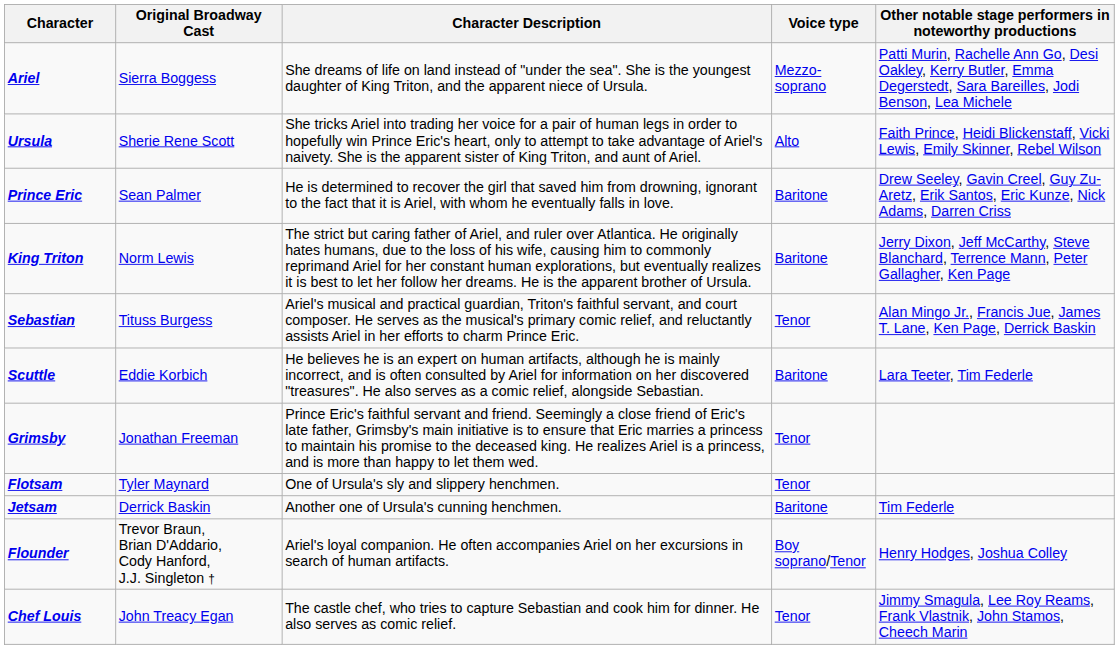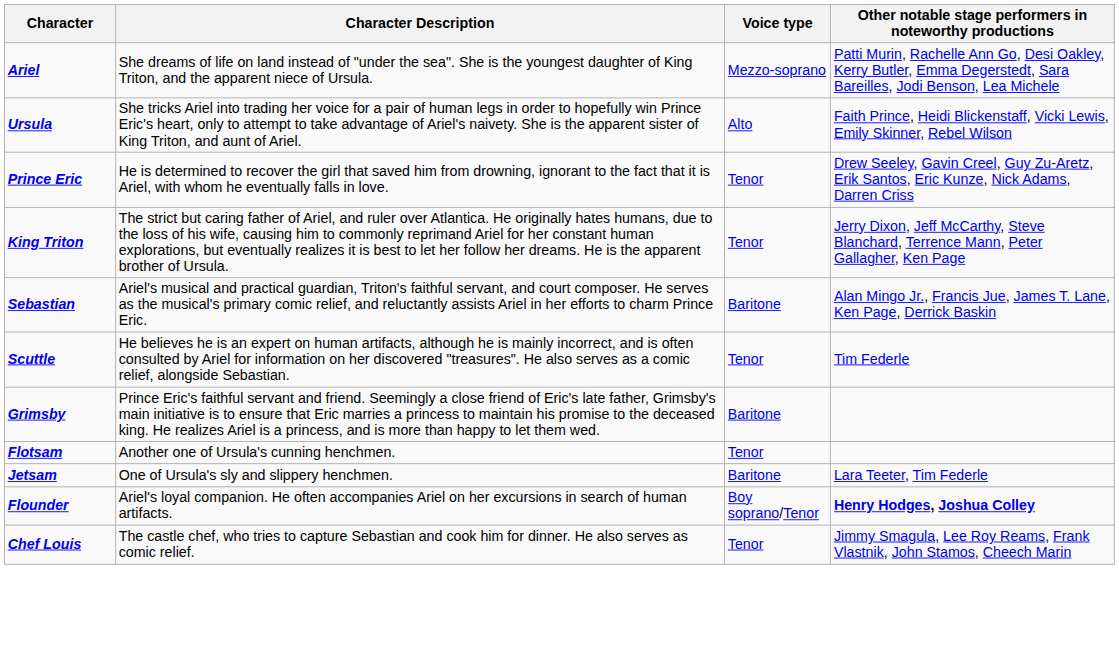- column: (199, 23)
(801, 195) Baritone -> (746, 179) Tenor
(801, 258) Baritone -> (746, 242) Tenor
(793, 320) Tenor -> (754, 304) Baritone
(801, 375) Baritone -> (746, 359) Tenor
(956, 375) Lara Teeter, Tim Federle -> (872, 359) Tim Federle
(793, 438) Tenor -> (754, 414) Baritone
(422, 484) One of Ursula's sly and slippery henchmen. -> (257, 452) Another one of Ursula's cunning henchmen.
(423, 507) Another one of Ursula's cunning henchmen. -> (256, 475) One of Ursula's sly and slippery henchmen.
(917, 507) Tim Federle -> (911, 475) Lara Teeter, Tim Federle
(973, 554) normal -> (934, 505) bold
